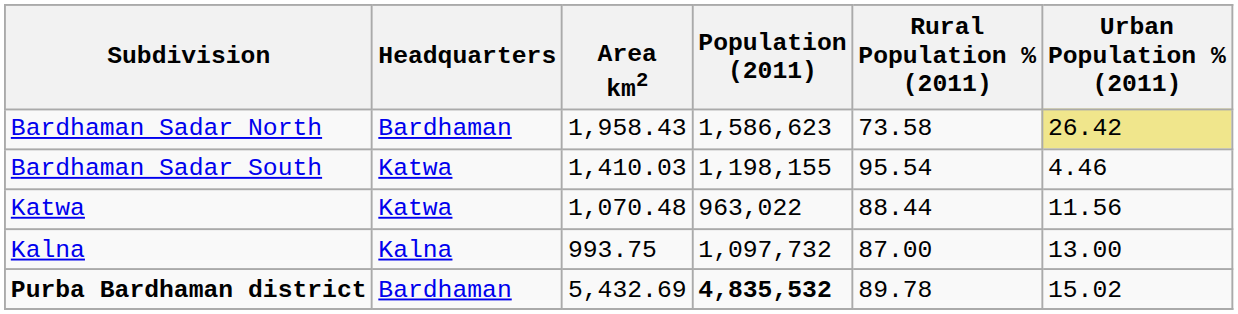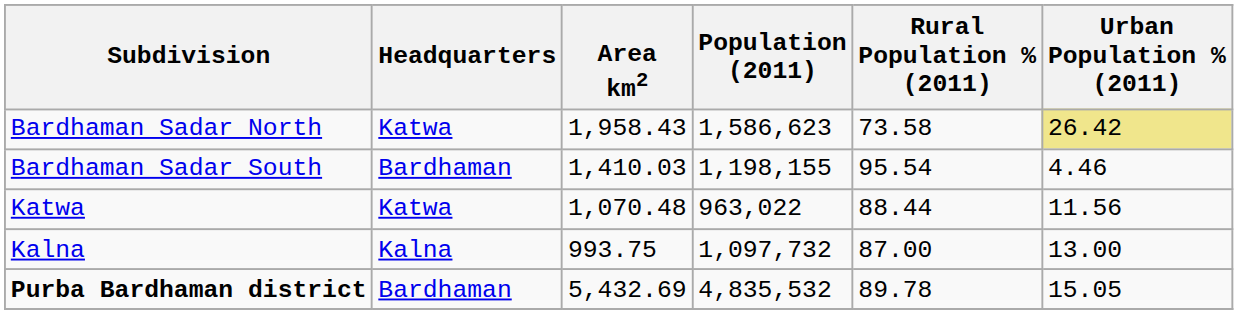(445, 129) Bardhaman -> (415, 129) Katwa
(415, 169) Katwa -> (445, 169) Bardhaman
(765, 290) bold -> (765, 290) normal
(1085, 290) 15.02 -> (1085, 290) 15.05
